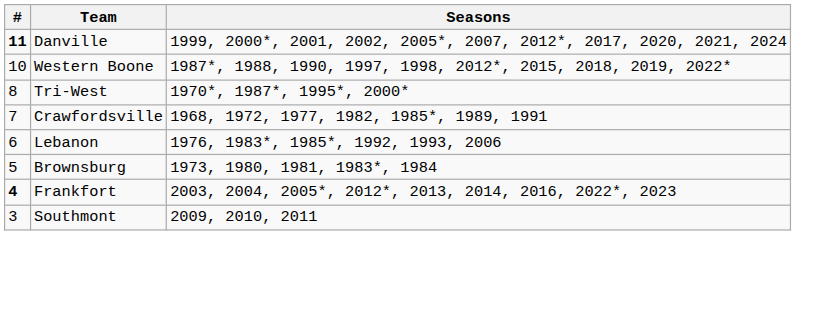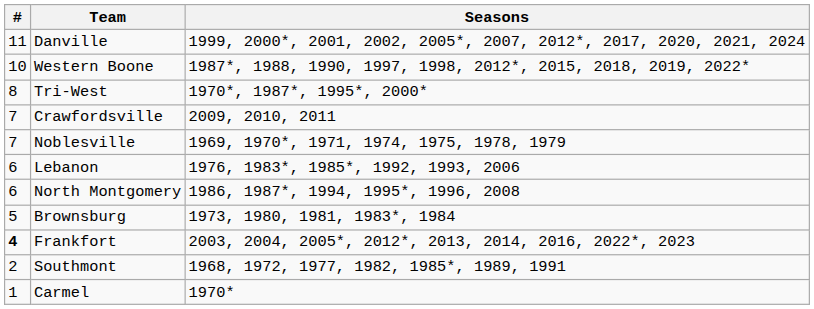(17, 42) bold -> (17, 42) normal
(359, 117) 1968, 1972, 1977, 1982, 1985*, 1989, 1991 -> (262, 117) 2009, 2010, 2011
+ row: (85, 142)
+ row: (108, 192)
(13, 217) 3 -> (13, 267) 2
(244, 217) 2009, 2010, 2011 -> (377, 267) 1968, 1972, 1977, 1982, 1985*, 1989, 1991
+ row: (62, 292)
